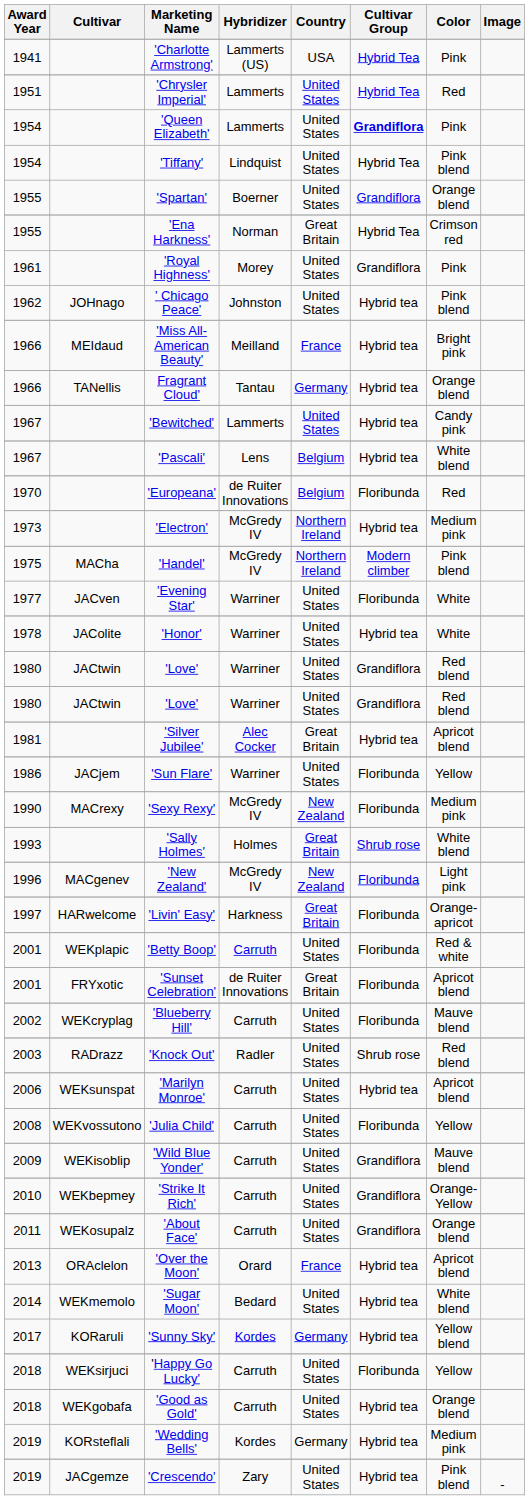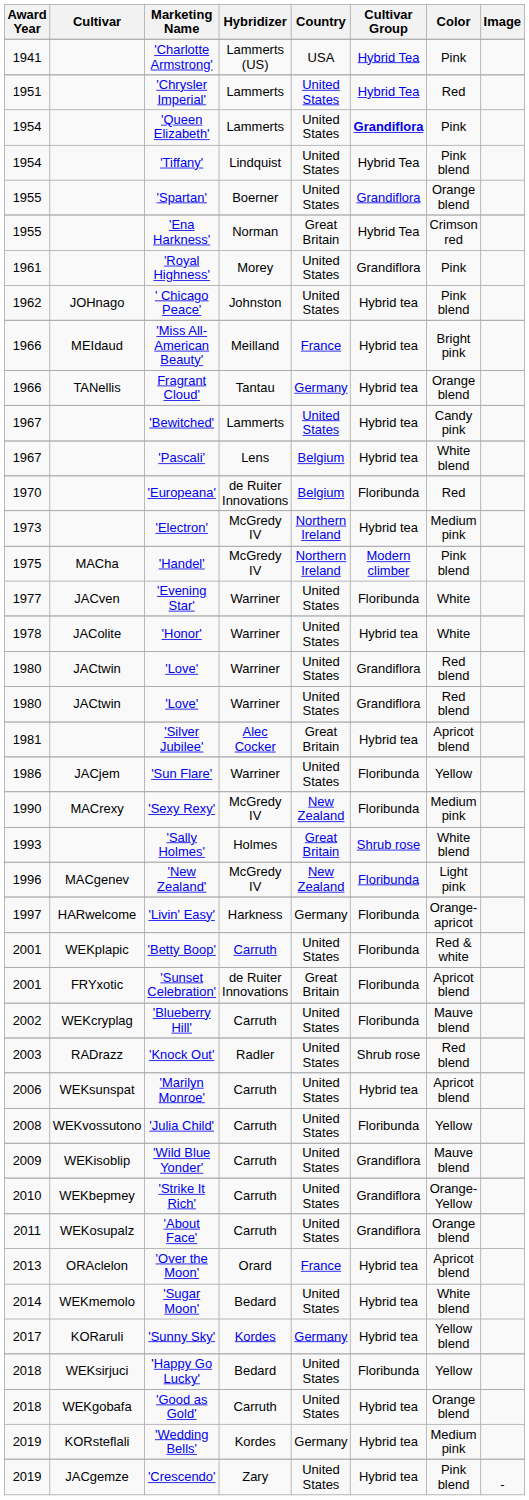(321, 914) Great Britain -> (321, 914) Germany
(255, 1371) Carruth -> (255, 1371) Bedard
